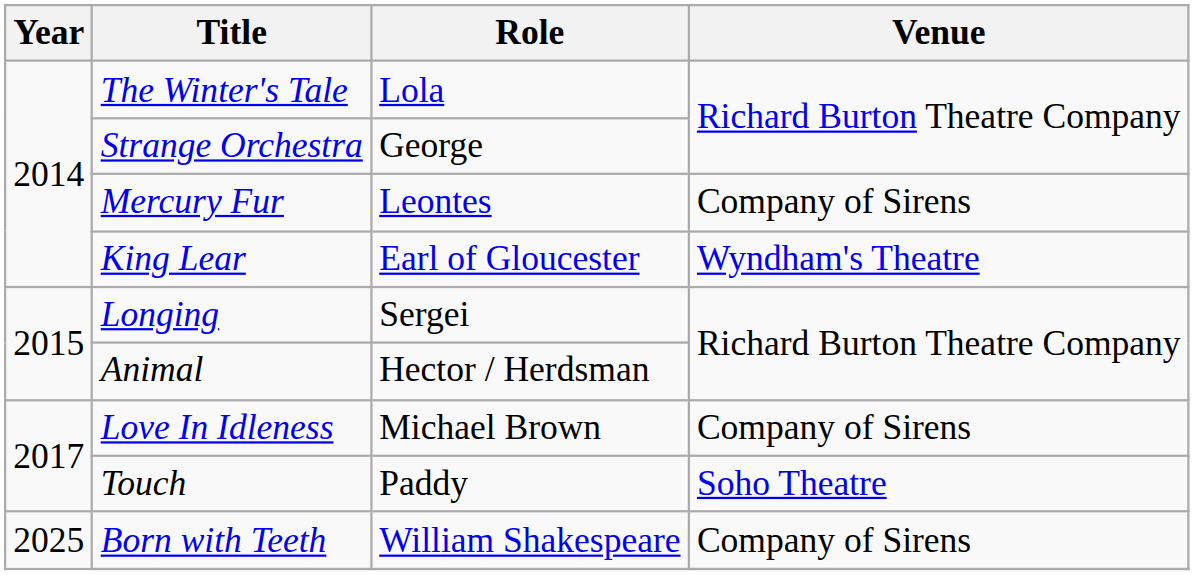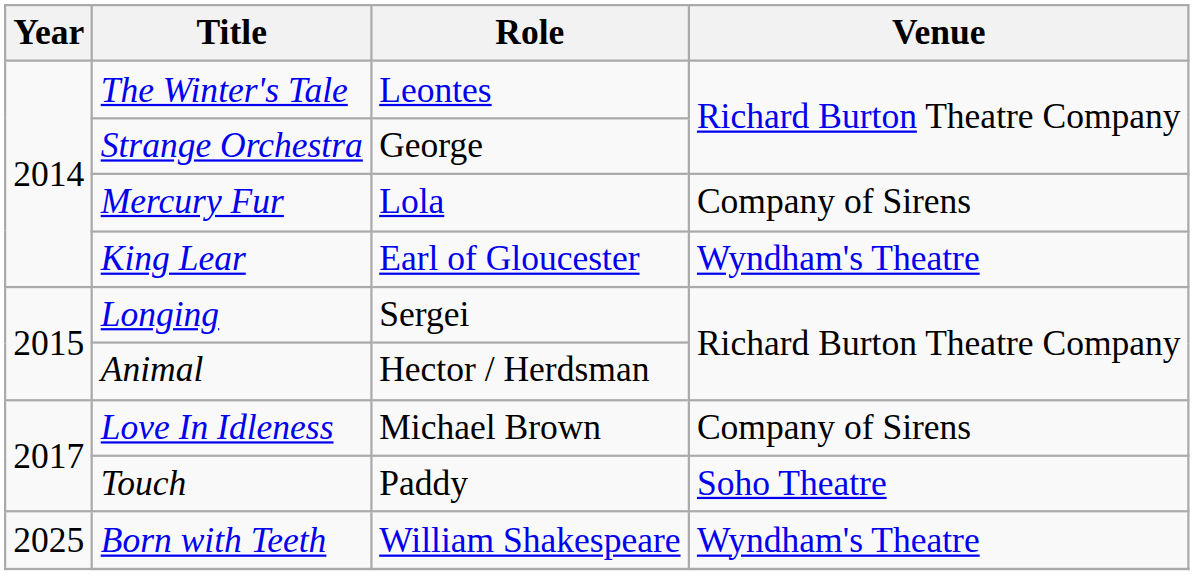(412, 88) Lola -> (435, 88) Leontes
(435, 201) Leontes -> (412, 201) Lola
(834, 539) Company of Sirens -> (838, 539) Wyndham's Theatre
